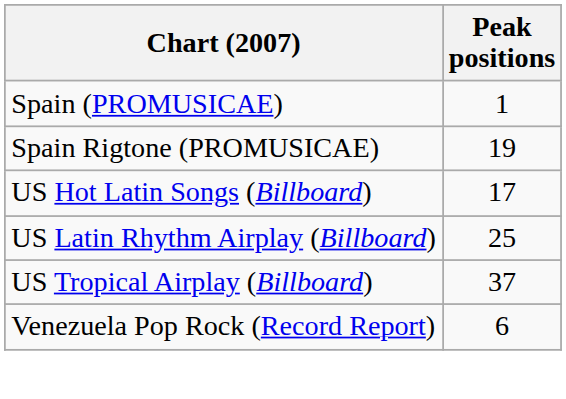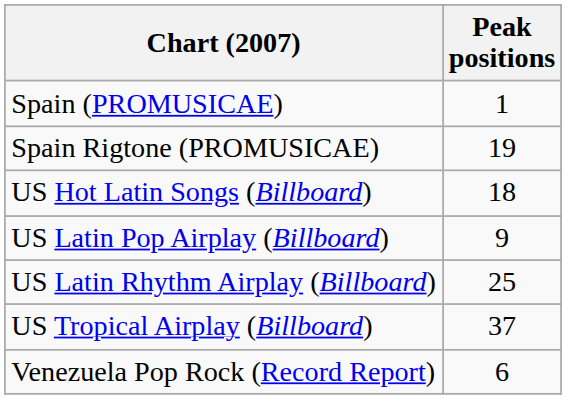(502, 192) 17 -> (502, 192) 18
+ row: (200, 237)
